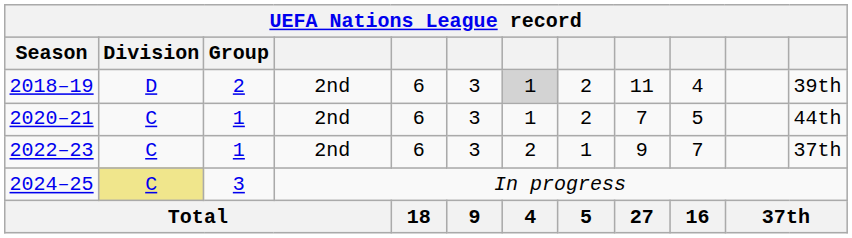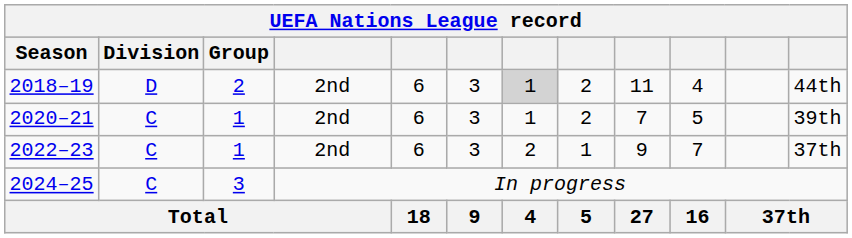(818, 86) 39th -> (818, 86) 44th
(818, 119) 44th -> (818, 119) 39th
(151, 184) khaki background -> (151, 184) no background
